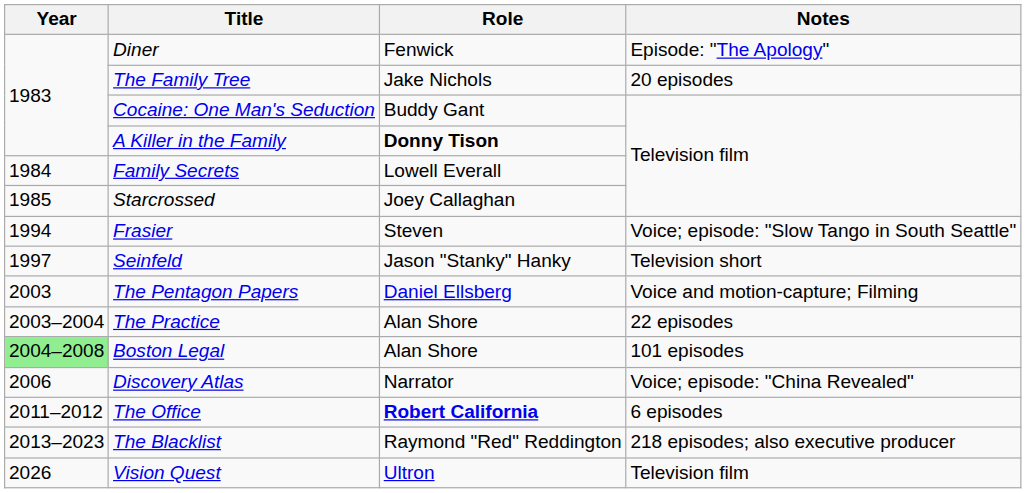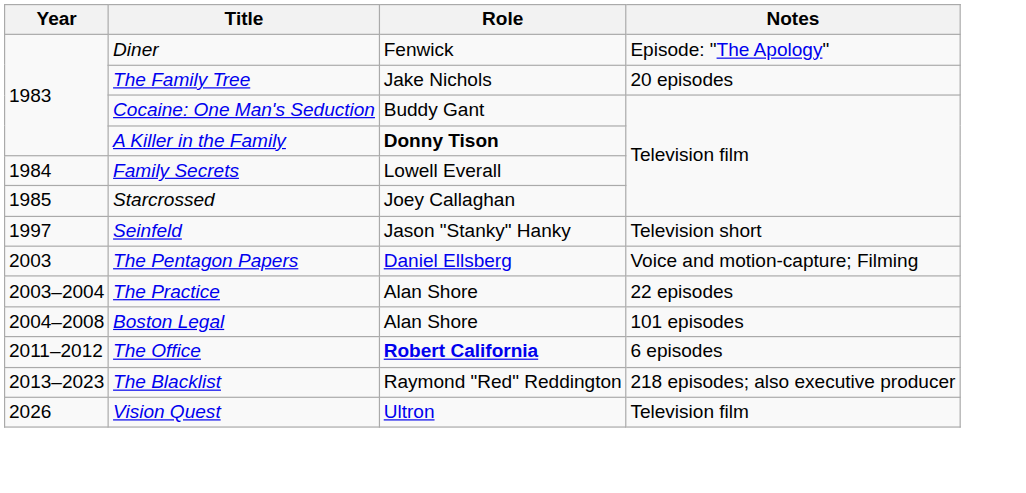- row: (143, 230)
(57, 351) lightgreen background -> (57, 321) no background
- row: (178, 381)
